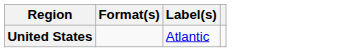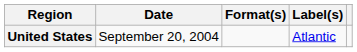+ column: (159, 15)
